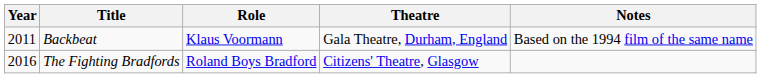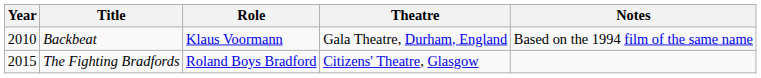(22, 38) 2011 -> (22, 38) 2010
(22, 61) 2016 -> (22, 61) 2015
